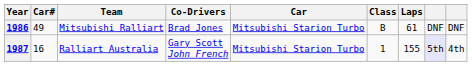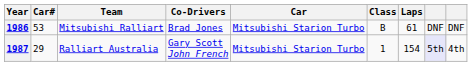(38, 27) 49 -> (38, 27) 53
(38, 48) 16 -> (38, 48) 29
(412, 48) 155 -> (412, 48) 154
